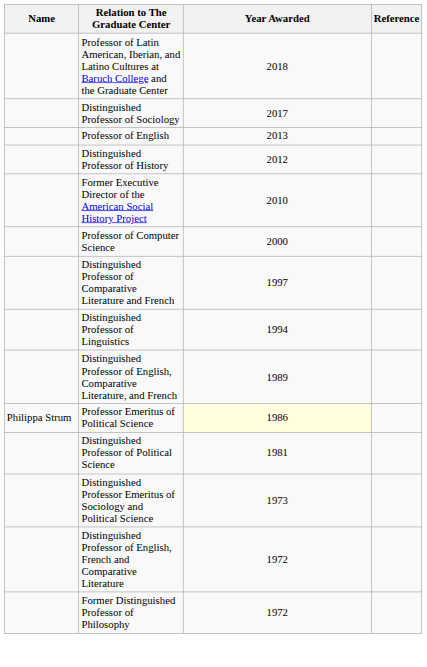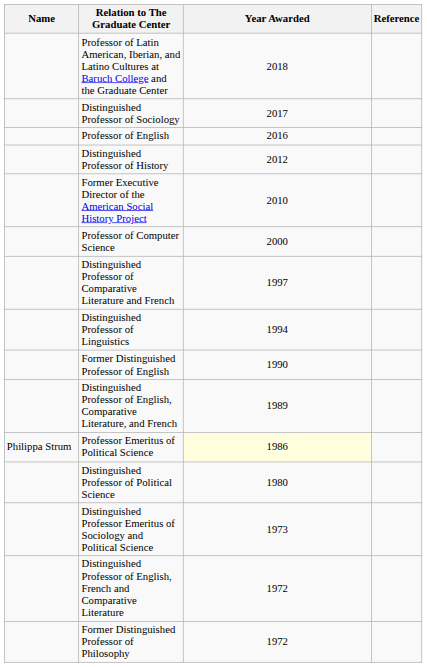(277, 136) 2013 -> (277, 136) 2016
+ row: (128, 365)
(277, 453) 1981 -> (277, 482) 1980
